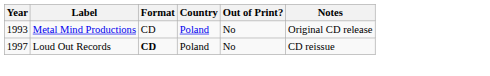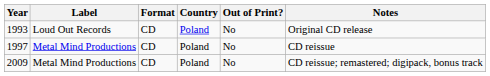(84, 29) Metal Mind Productions -> (72, 29) Loud Out Records
(72, 46) Loud Out Records -> (84, 46) Metal Mind Productions
(148, 46) bold -> (148, 46) normal
+ row: (17, 63)
